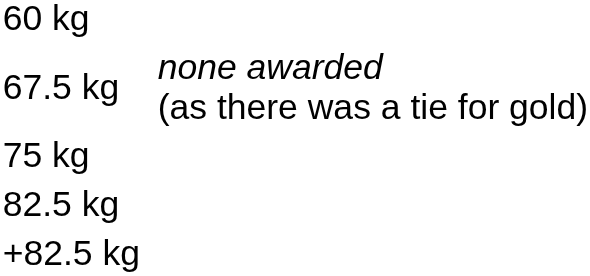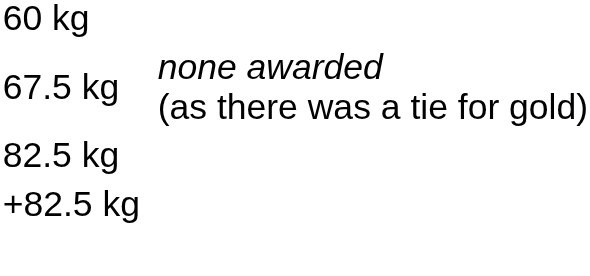- row: (46, 155)
